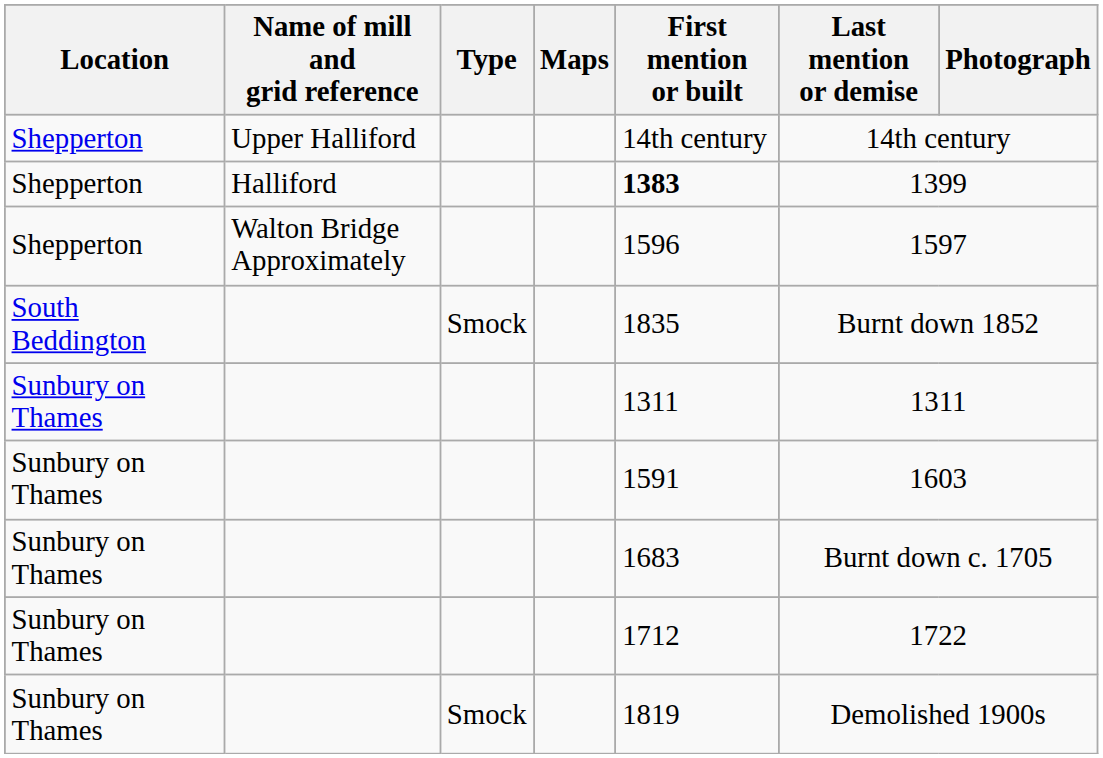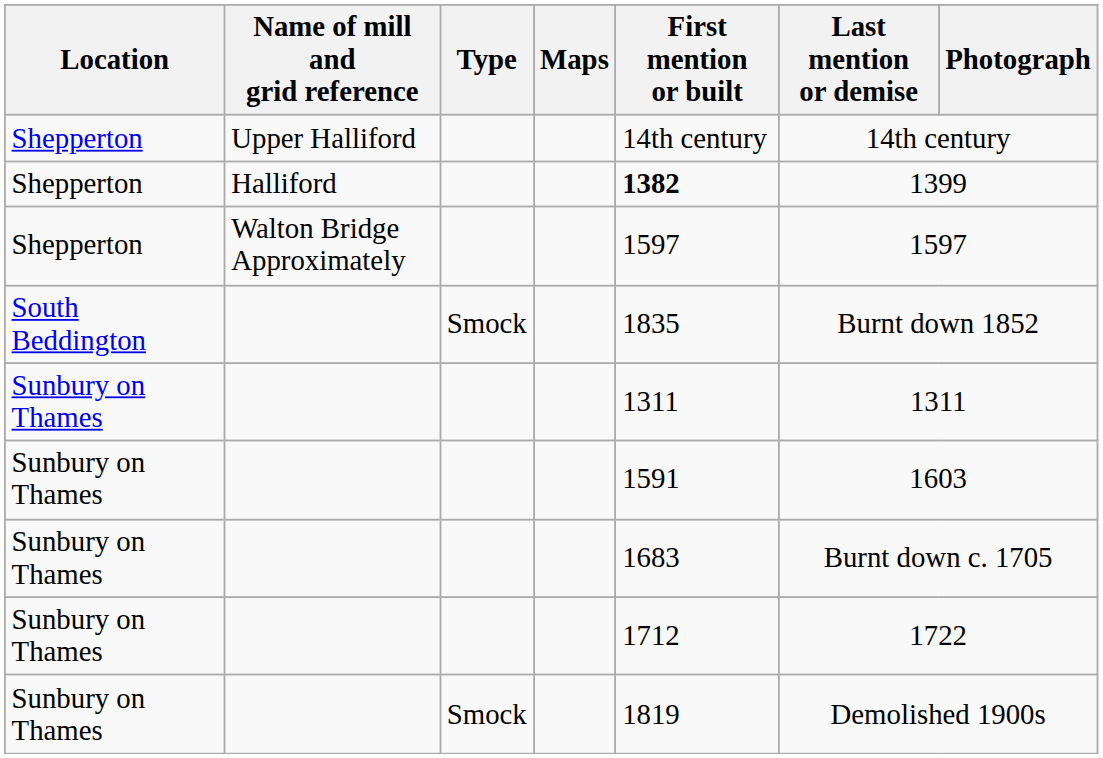(651, 183) 1383 -> (651, 183) 1382
(651, 245) 1596 -> (651, 245) 1597
